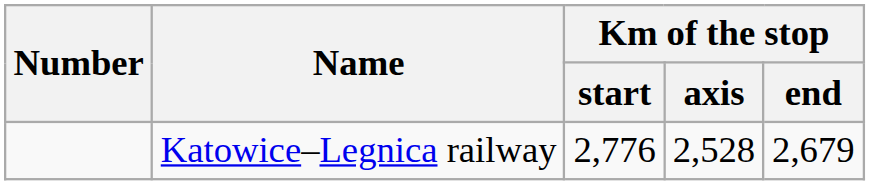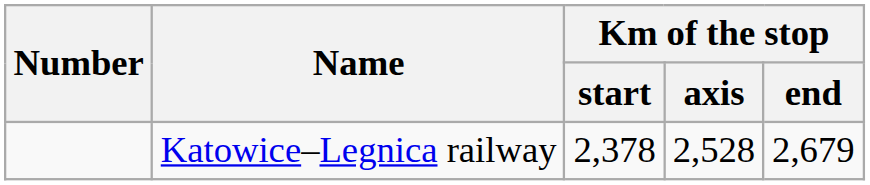(615, 149) 2,776 -> (615, 149) 2,378
